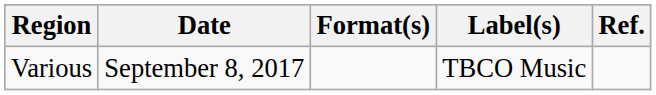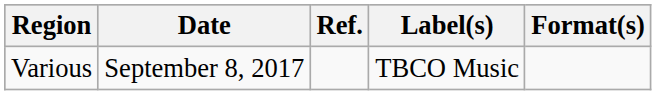columns swapped: (373, 25) <-> (622, 25)
